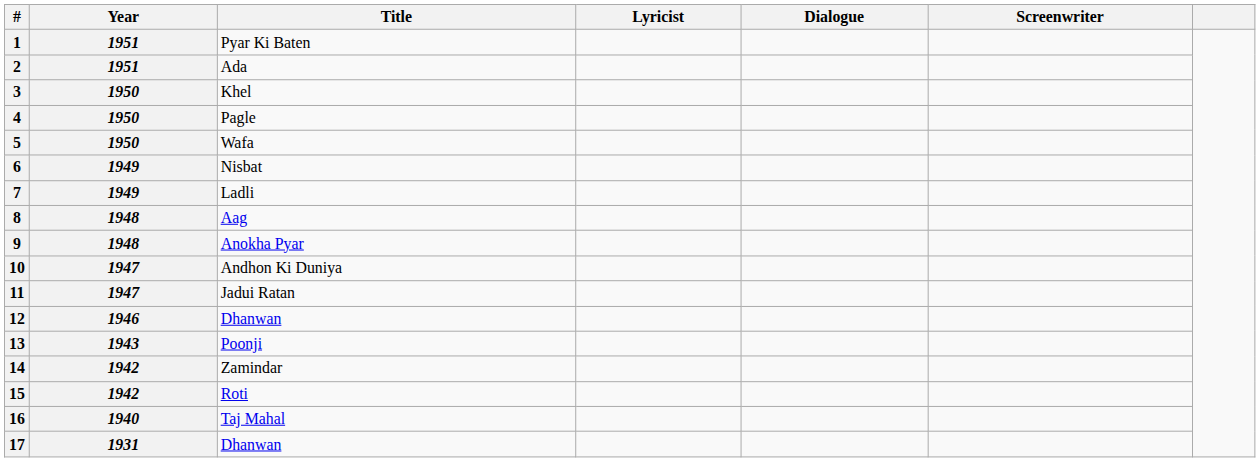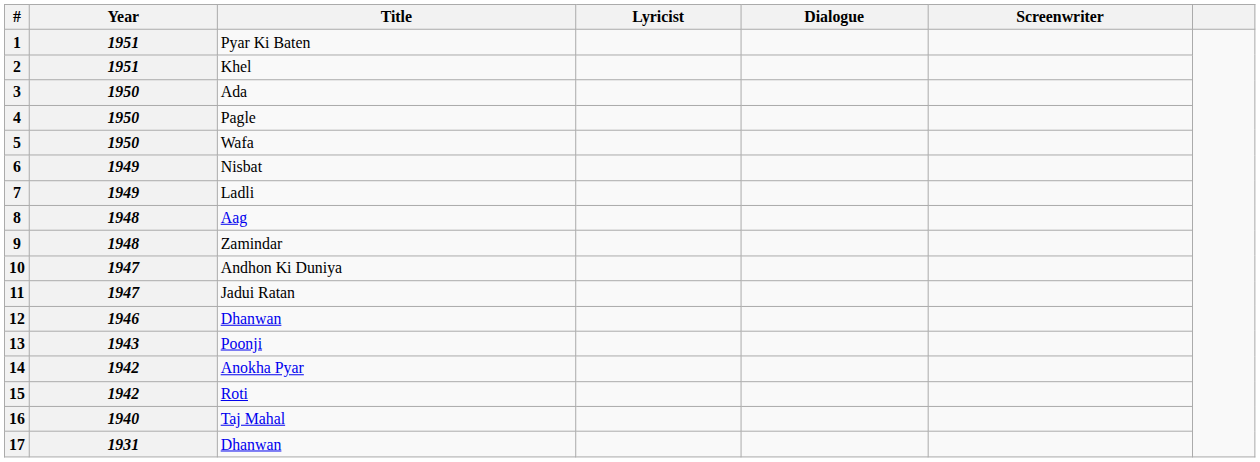(234, 67) Ada -> (236, 67) Khel
(236, 92) Khel -> (234, 92) Ada
(262, 243) Anokha Pyar -> (251, 243) Zamindar
(251, 368) Zamindar -> (262, 368) Anokha Pyar
